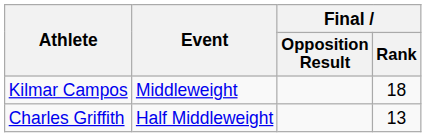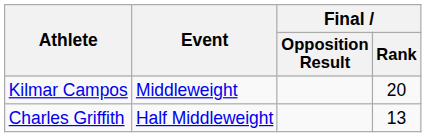(397, 90) 18 -> (397, 90) 20
